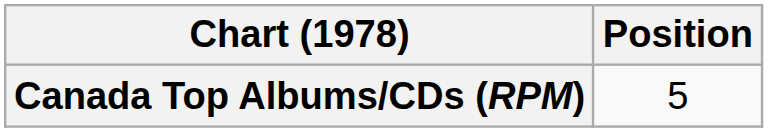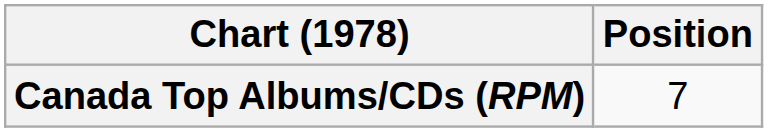(678, 95) 5 -> (678, 95) 7
